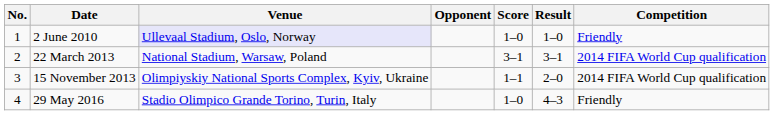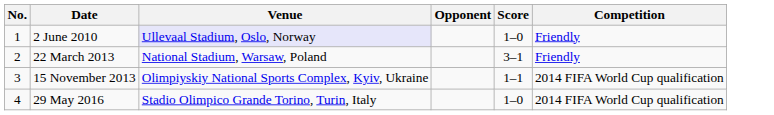- column: (553, 15)
(672, 57) 2014 FIFA World Cup qualification -> (557, 57) Friendly
(600, 99) Friendly -> (629, 99) 2014 FIFA World Cup qualification
